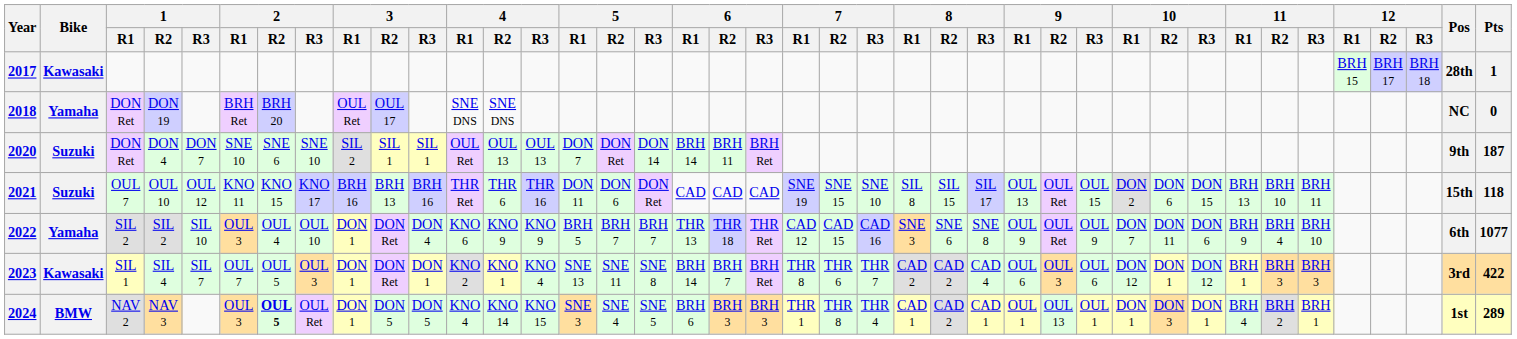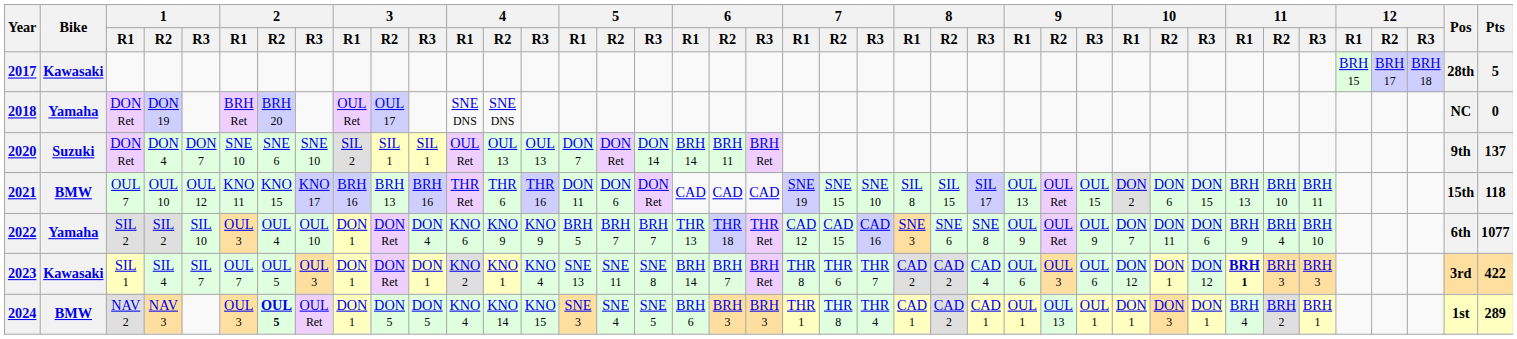(1494, 71) 1 -> (1495, 71) 5
(1494, 152) 187 -> (1495, 152) 137
(73, 192) Suzuki -> (73, 192) BMW
(1244, 272) normal -> (1244, 273) bold
